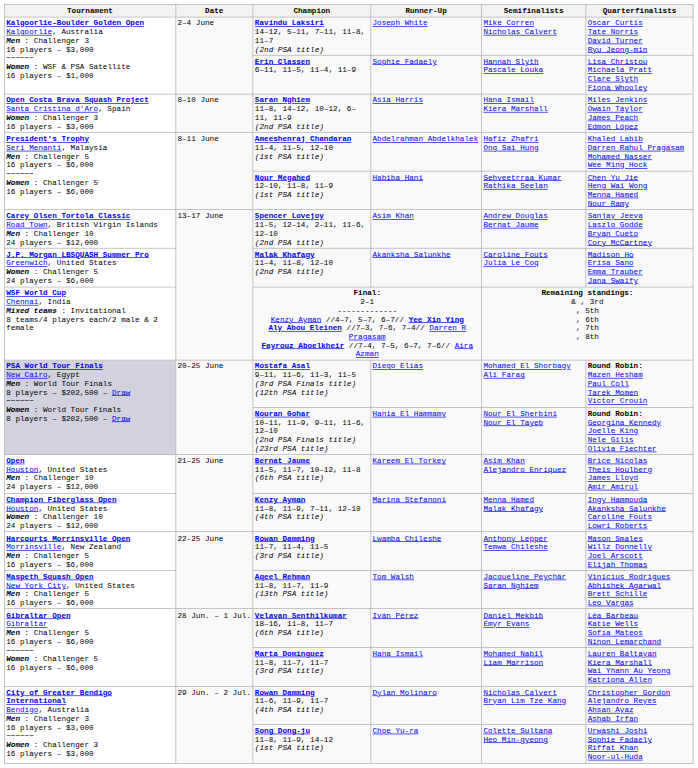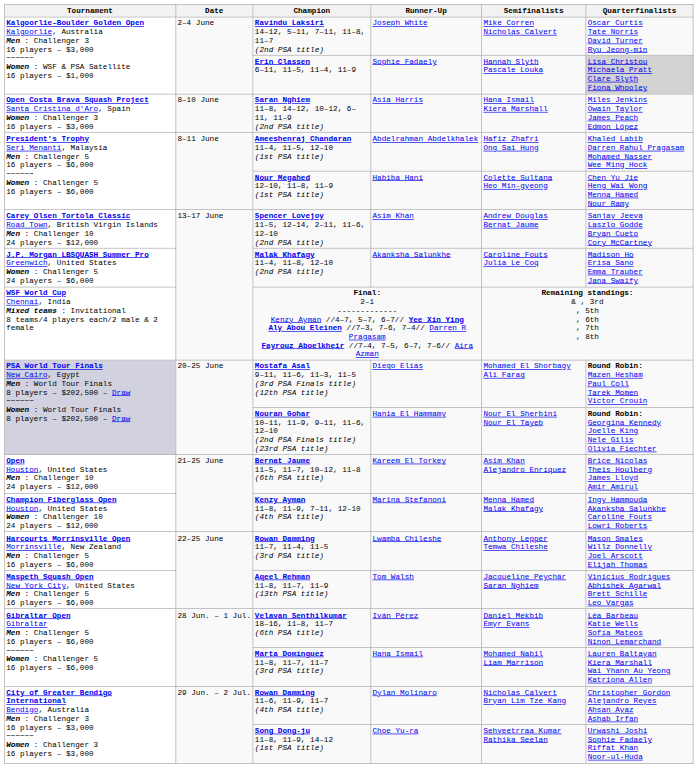(620, 75) no background -> (620, 75) lightgrey background
(522, 182) Sehveetrraa Kumar Rathika Seelan -> (518, 182) Colette Sultana Heo Min-gyeong
(518, 736) Colette Sultana Heo Min-gyeong -> (522, 736) Sehveetrraa Kumar Rathika Seelan
